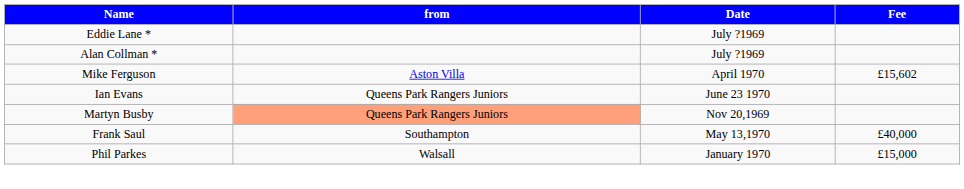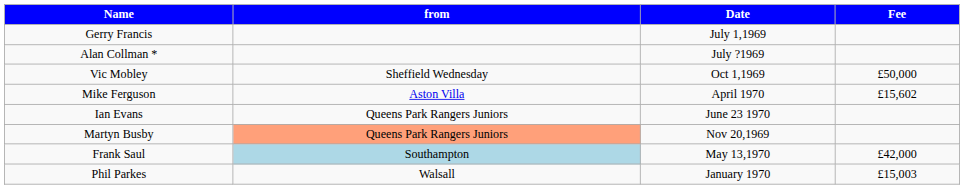- row: (119, 34)
+ row: (119, 34)
+ row: (119, 74)
(437, 134) no background -> (437, 154) lightblue background
(897, 134) £40,000 -> (897, 154) £42,000
(897, 154) £15,000 -> (897, 174) £15,003
